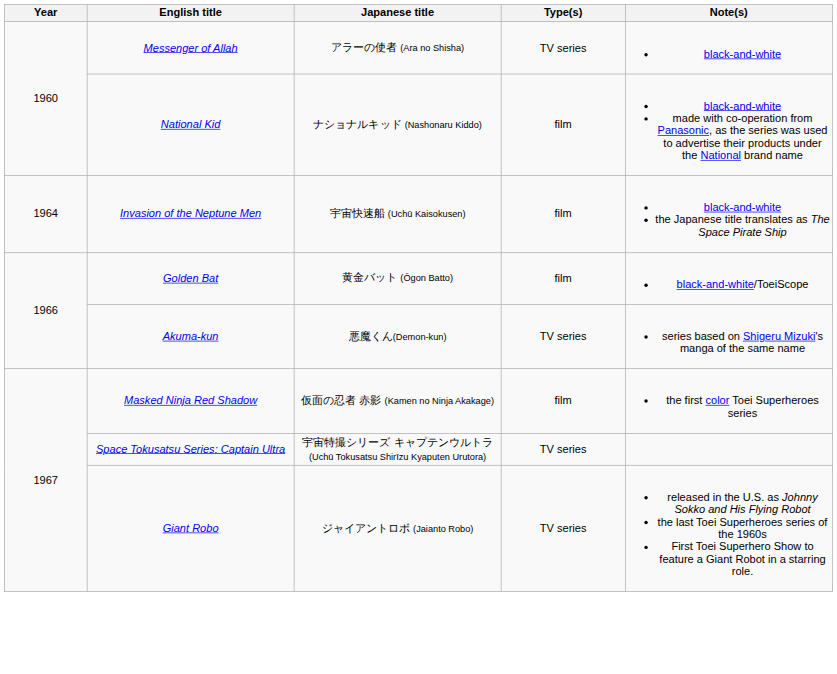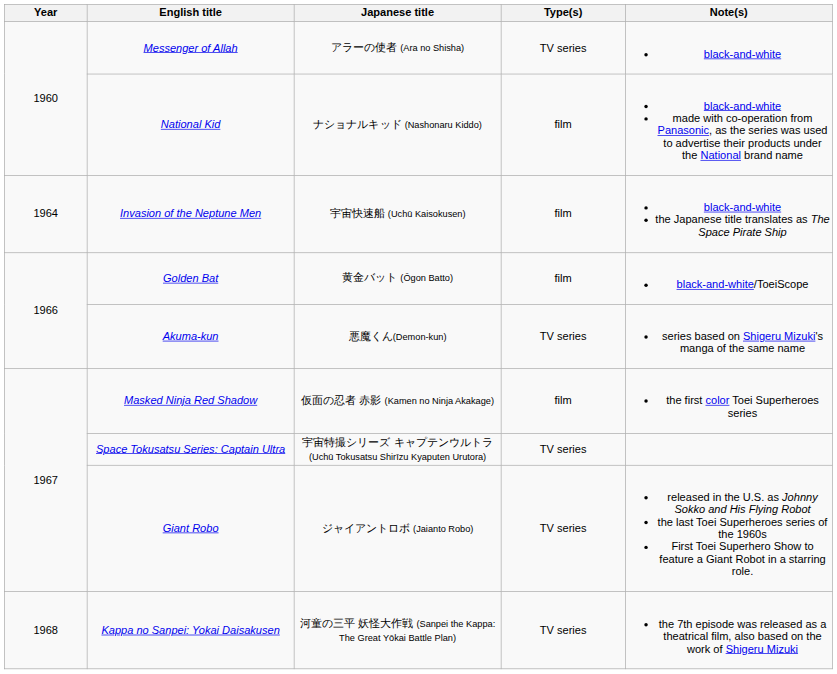+ row: (191, 630)
